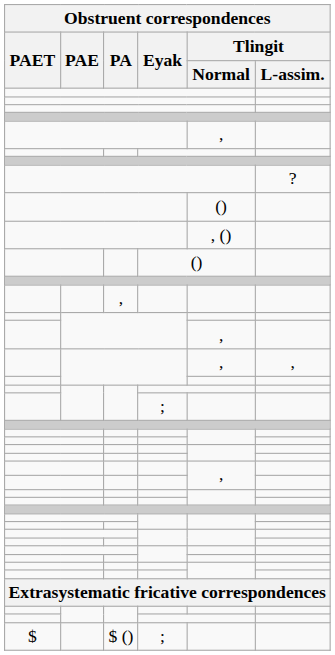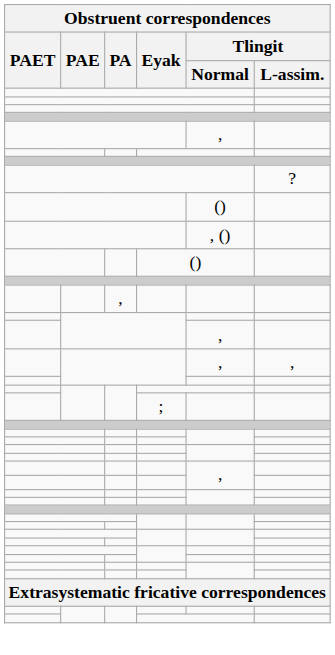- row: (121, 636)
